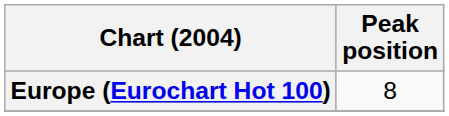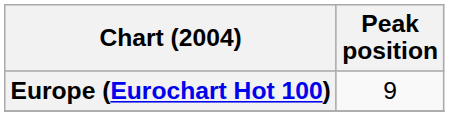(390, 90) 8 -> (390, 90) 9
